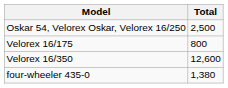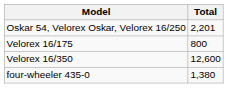(203, 28) 2,500 -> (203, 28) 2,201
